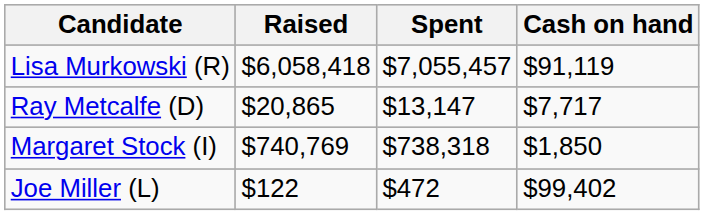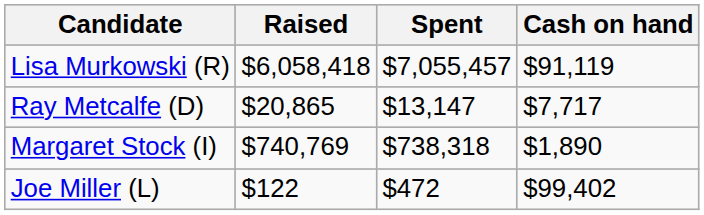(563, 147) $1,850 -> (563, 147) $1,890
